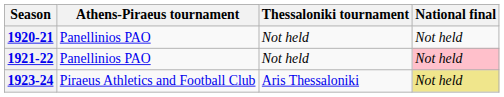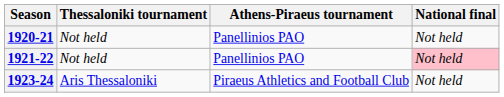columns swapped: (158, 15) <-> (335, 15)
(439, 80) khaki background -> (439, 80) no background
